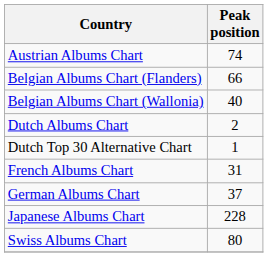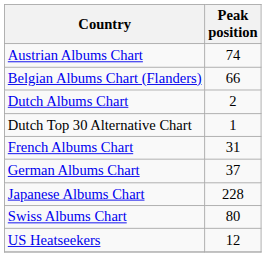- row: (106, 101)
+ row: (54, 240)
